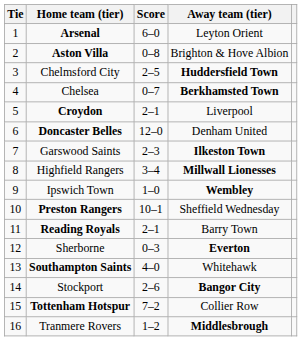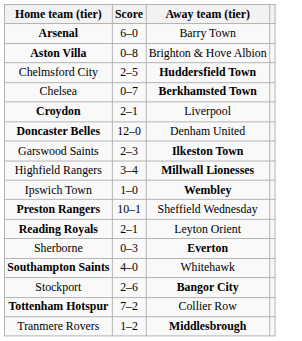- column: (15, 13)
(229, 33) Leyton Orient -> (208, 33) Barry Town
(229, 228) Barry Town -> (208, 228) Leyton Orient
